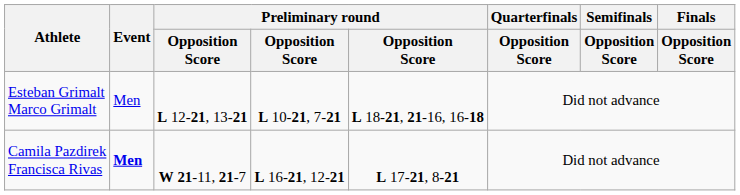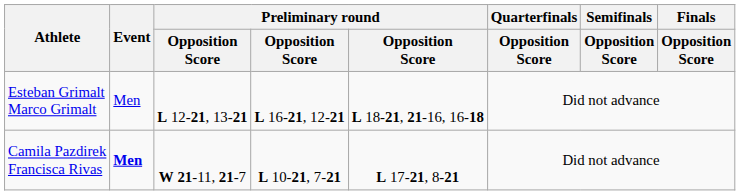(300, 118) L 10-21, 7-21 -> (300, 118) L 16-21, 12-21
(300, 178) L 16-21, 12-21 -> (300, 178) L 10-21, 7-21
